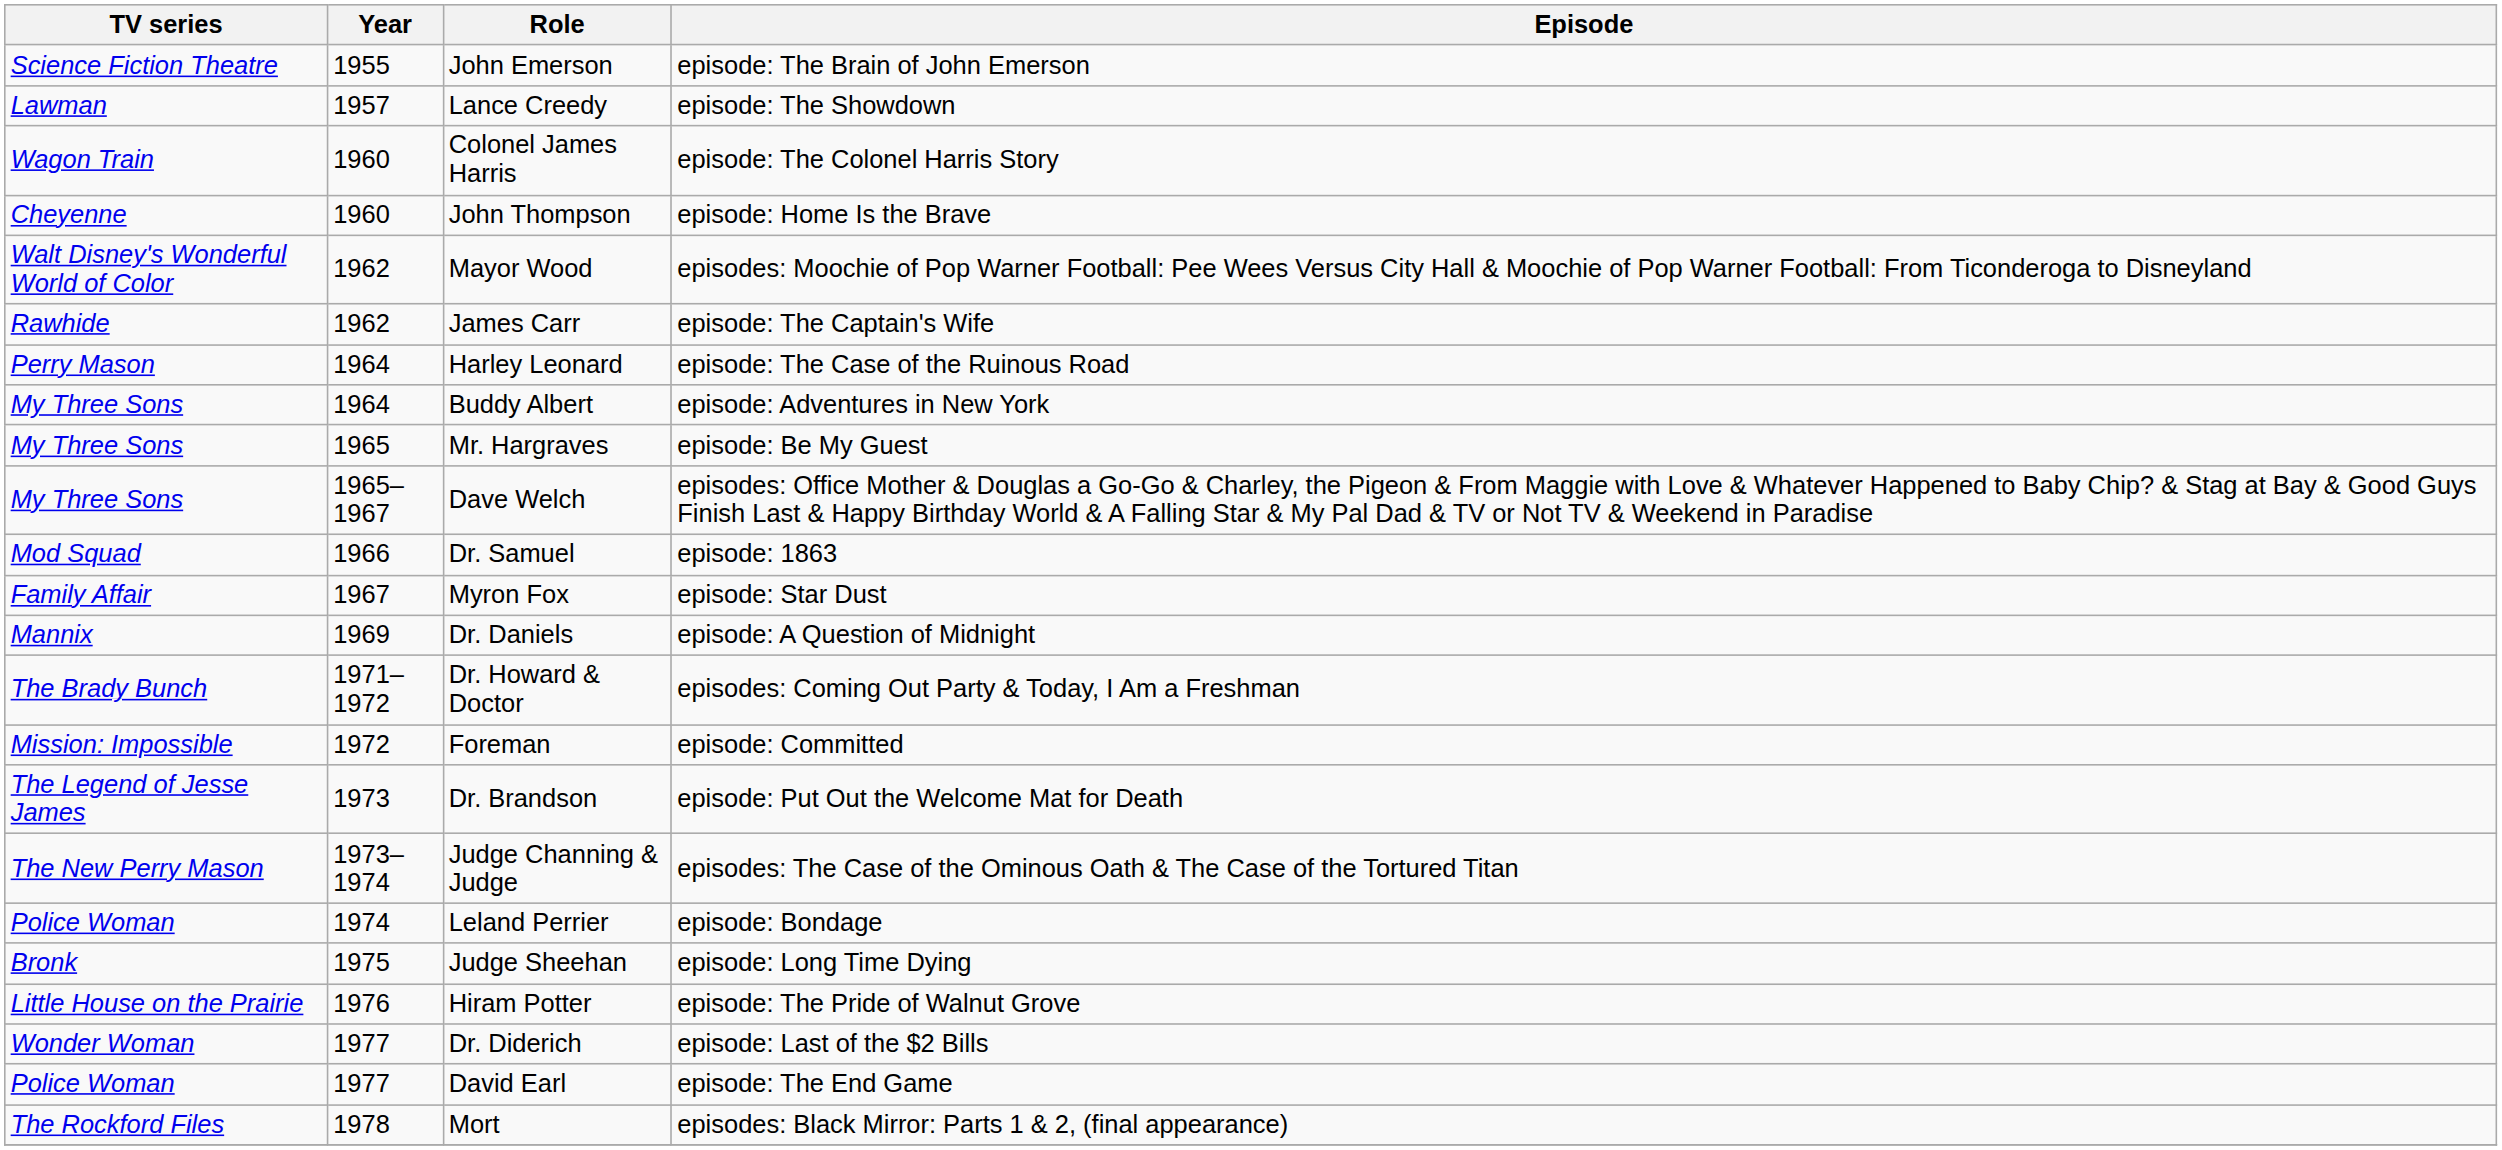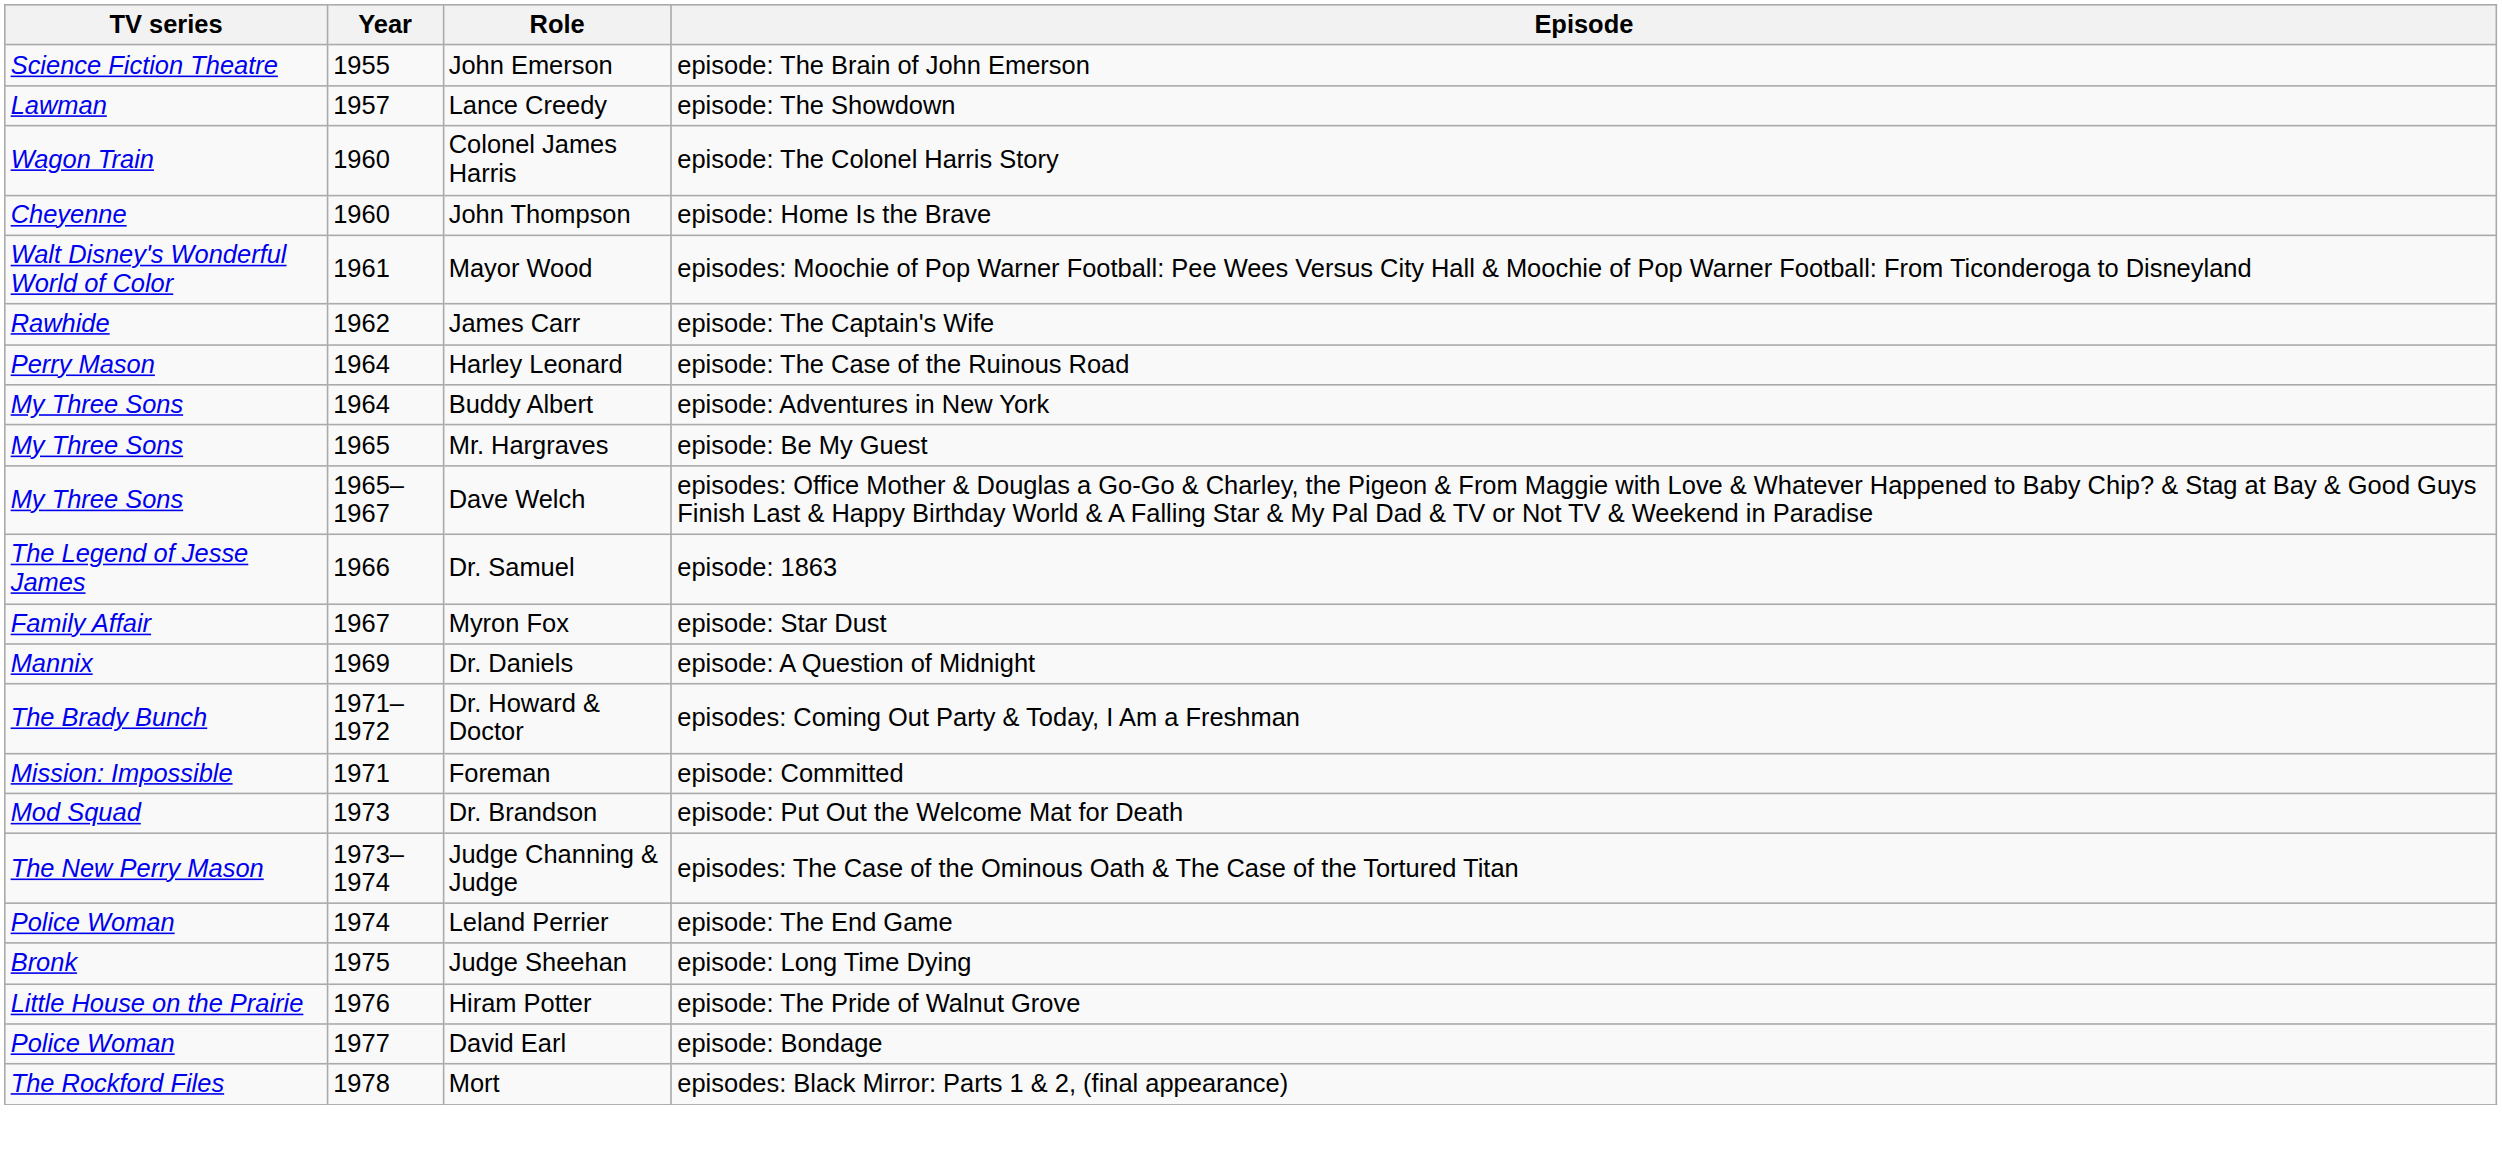(361, 269) 1962 -> (361, 269) 1961
(76, 554) Mod Squad -> (129, 568) The Legend of Jesse James
(361, 744) 1972 -> (361, 772) 1971
(129, 799) The Legend of Jesse James -> (76, 813) Mod Squad
(780, 922) episode: Bondage -> (815, 922) episode: The End Game
- row: (515, 1043)
(815, 1084) episode: The End Game -> (780, 1043) episode: Bondage
